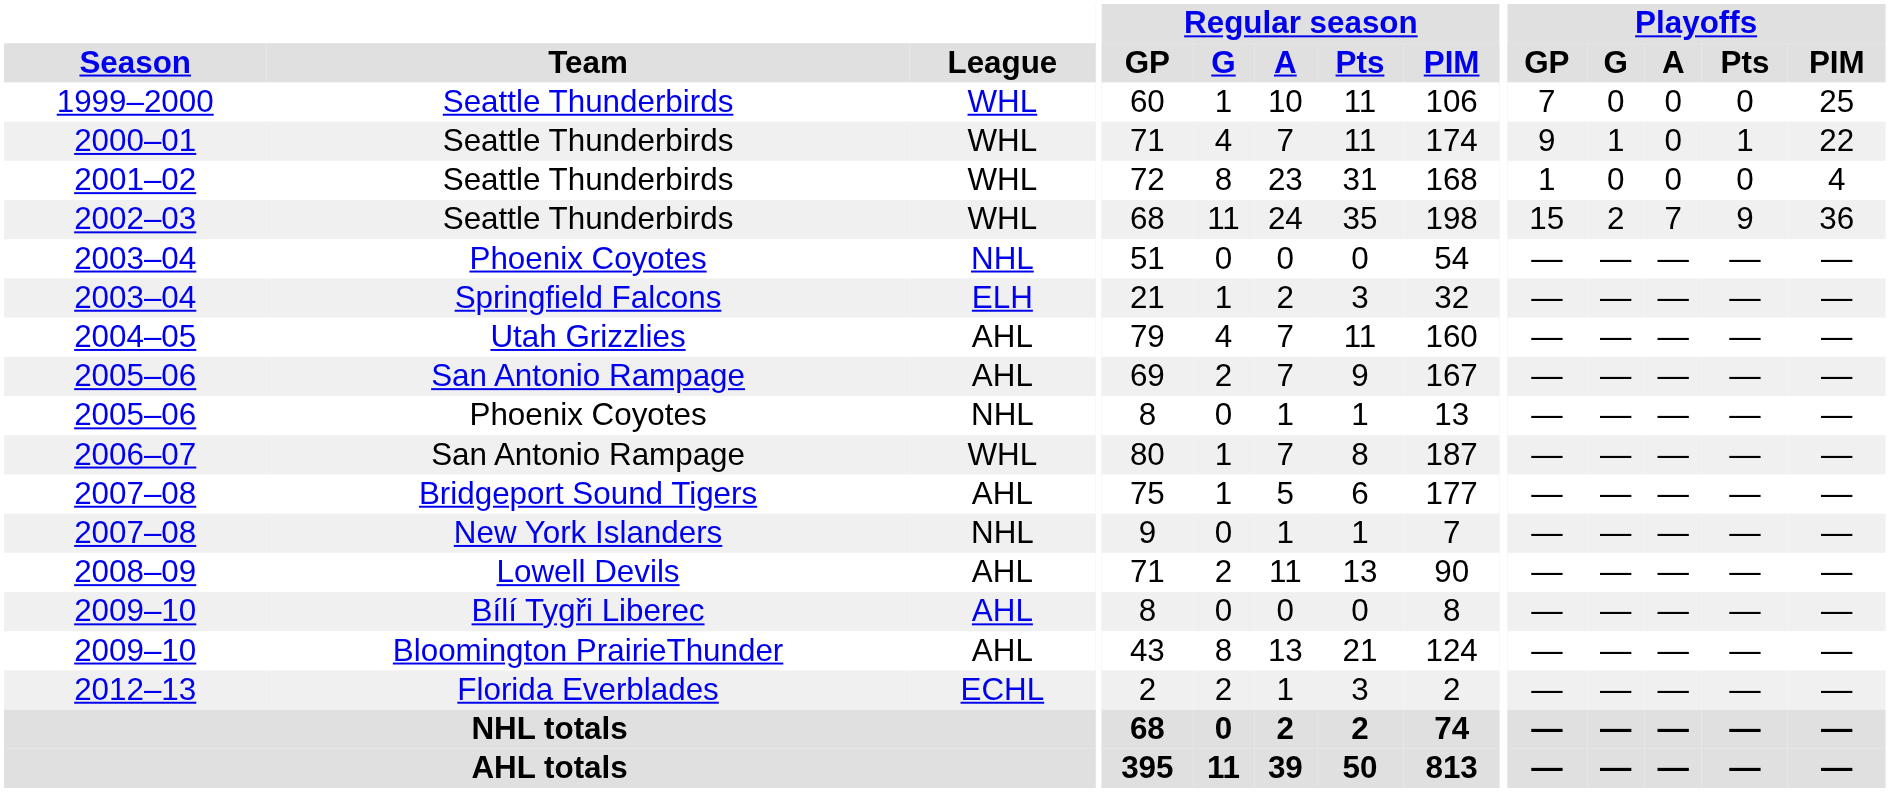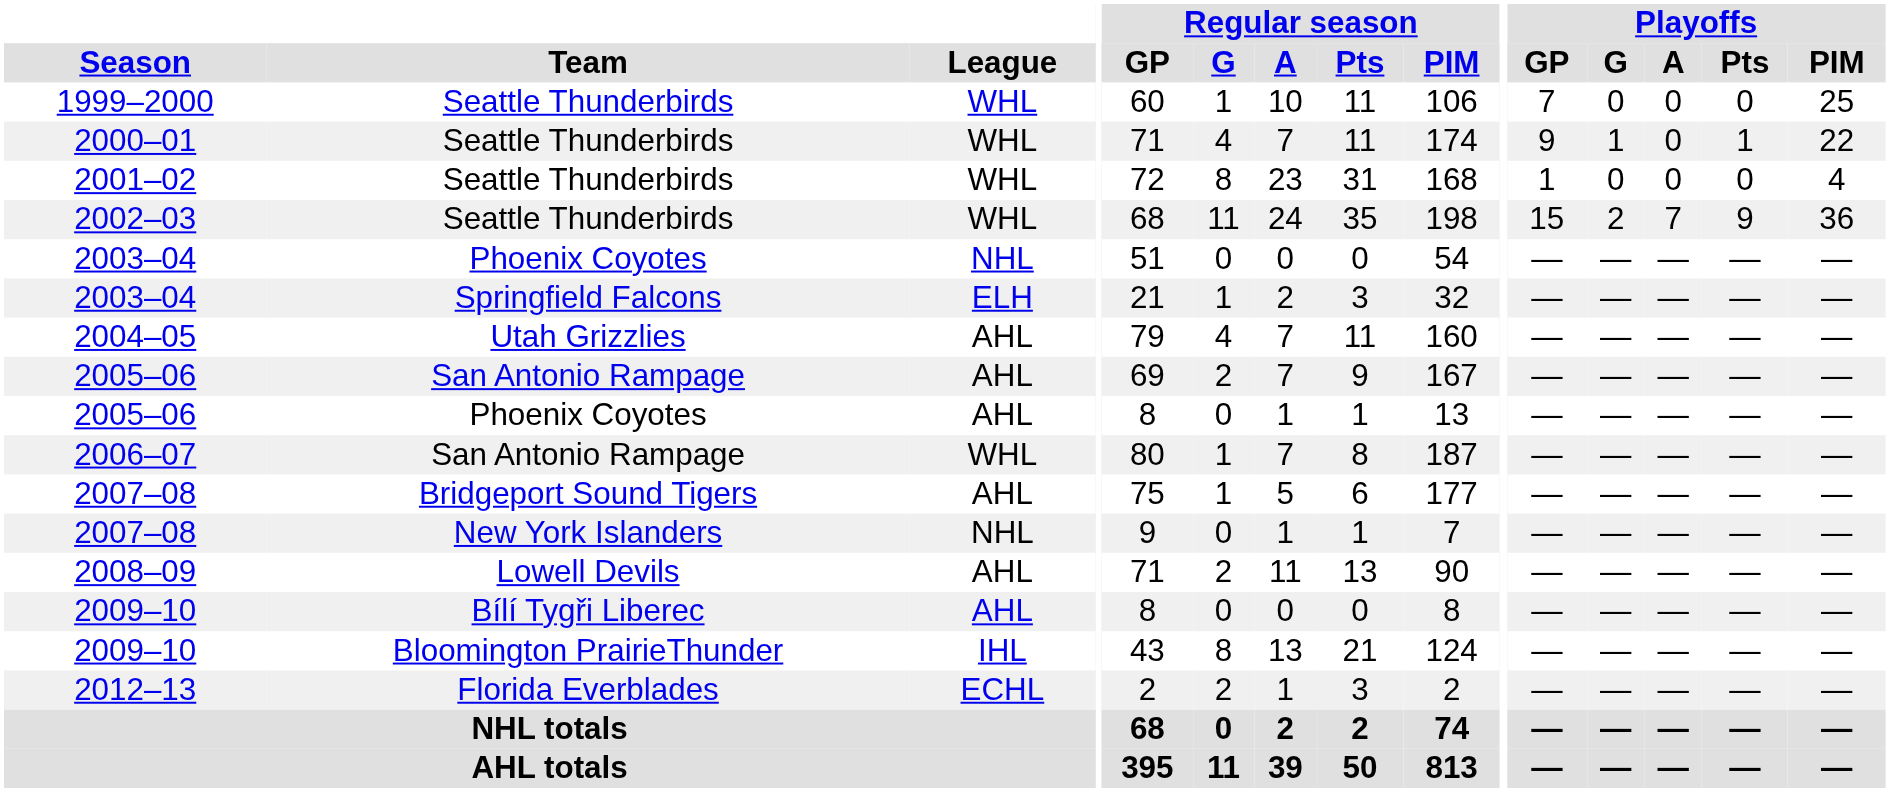(1002, 415) NHL -> (1002, 415) AHL
(1002, 650) AHL -> (1002, 650) IHL
